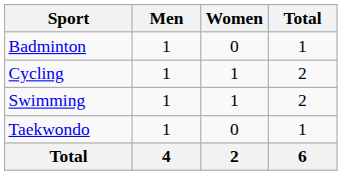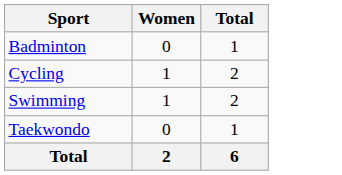- column: (166, 18)
